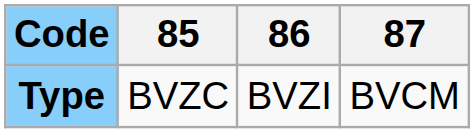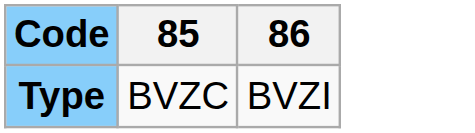- column: (405, 34)
